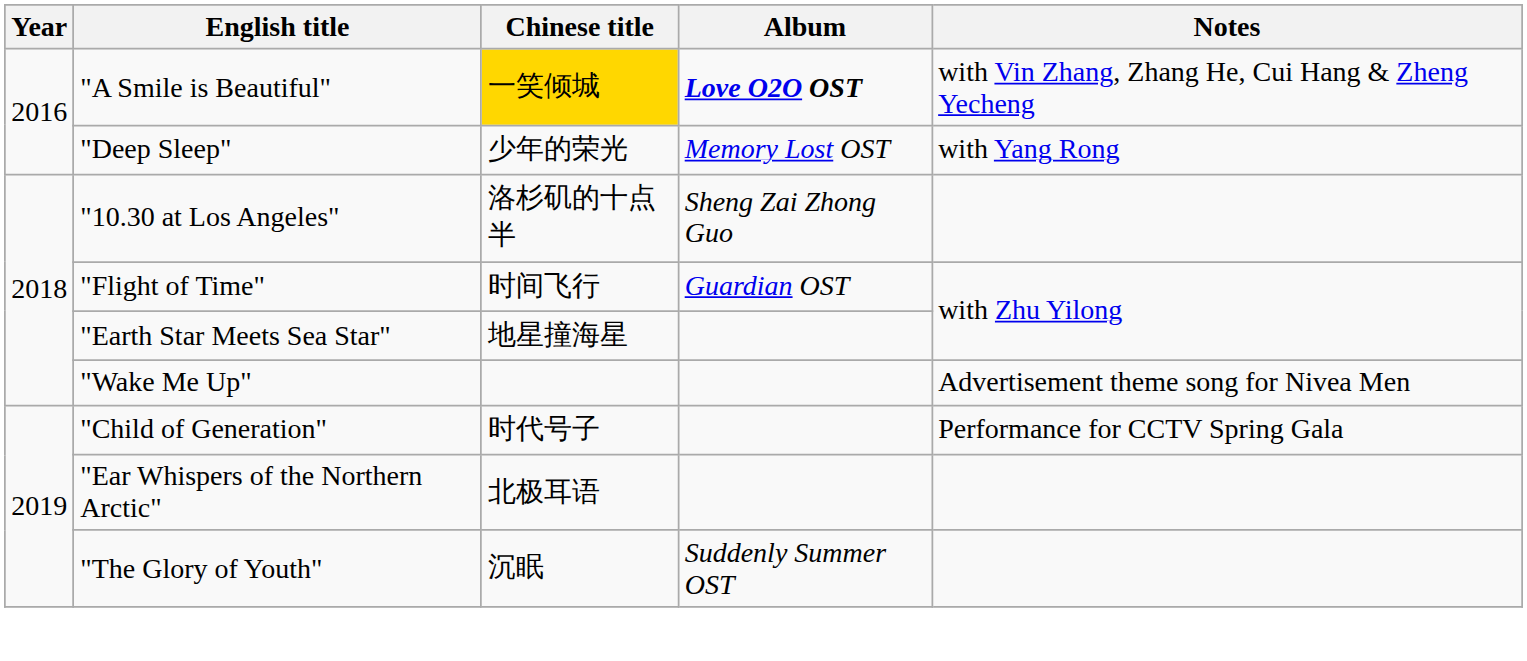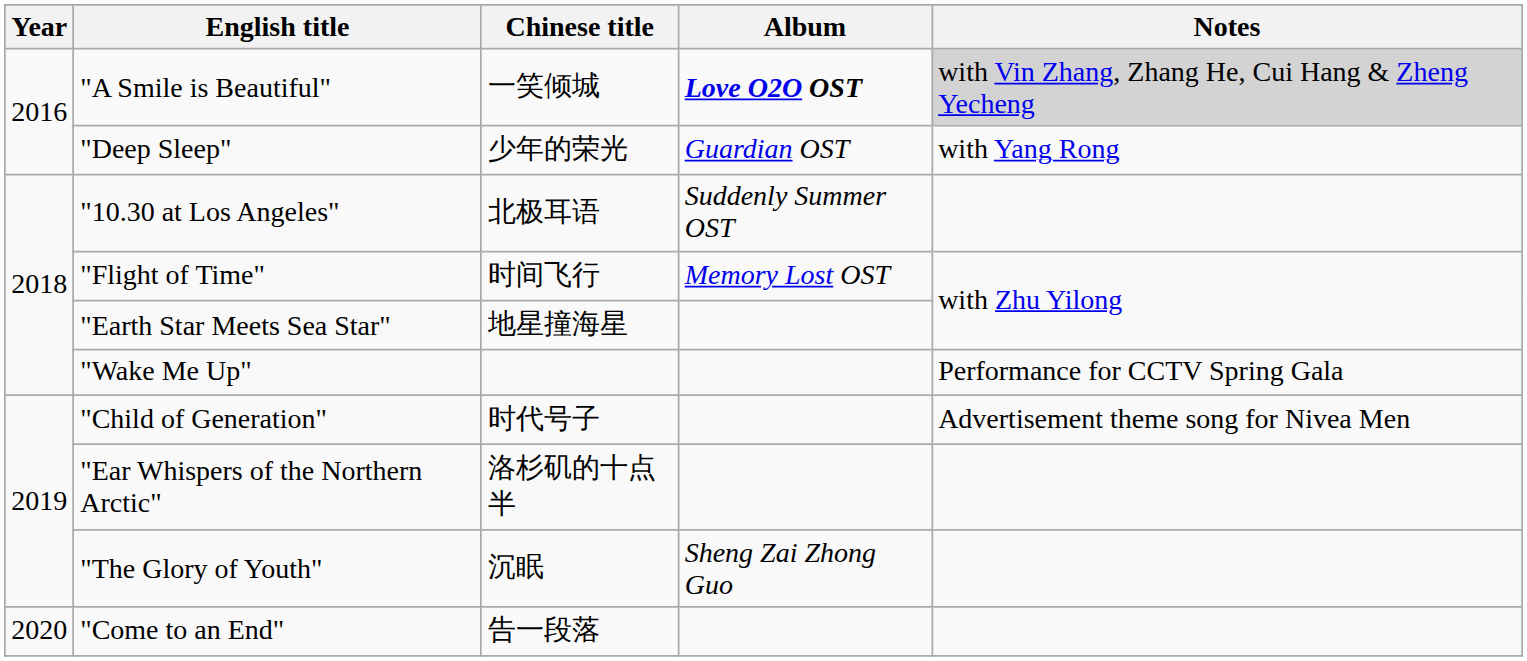(544, 85) gold background -> (544, 85) no background
(1203, 86) no background -> (1203, 86) lightgrey background
(787, 149) Memory Lost OST -> (767, 149) Guardian OST
(572, 216) 洛杉矶的十点半 -> (544, 211) 北极耳语
(780, 217) Sheng Zai Zhong Guo -> (785, 212) Suddenly Summer OST
(767, 285) Guardian OST -> (787, 275) Memory Lost OST
(1174, 382) Advertisement theme song for Nivea Men -> (1141, 371) Performance for CCTV Spring Gala
(1141, 429) Performance for CCTV Spring Gala -> (1174, 418) Advertisement theme song for Nivea Men
(544, 491) 北极耳语 -> (572, 486) 洛杉矶的十点半
(785, 568) Suddenly Summer OST -> (780, 568) Sheng Zai Zhong Guo
+ row: (182, 630)
